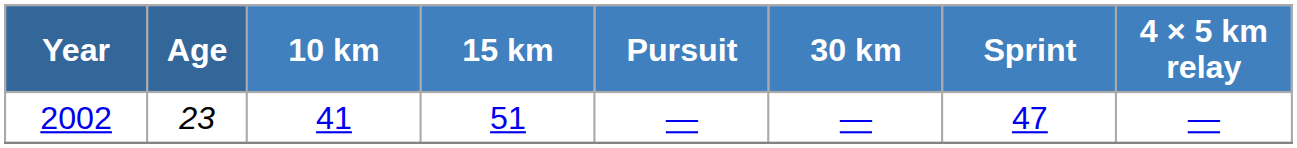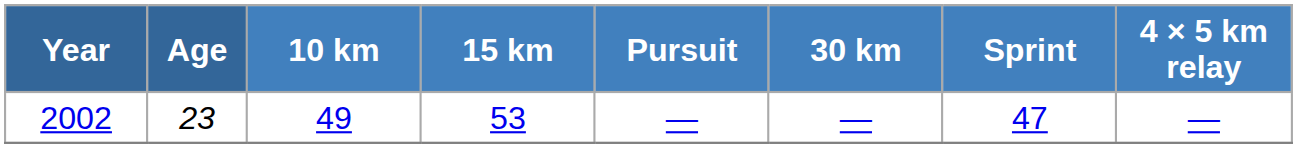(334, 118) 41 -> (334, 118) 49
(508, 118) 51 -> (508, 118) 53
